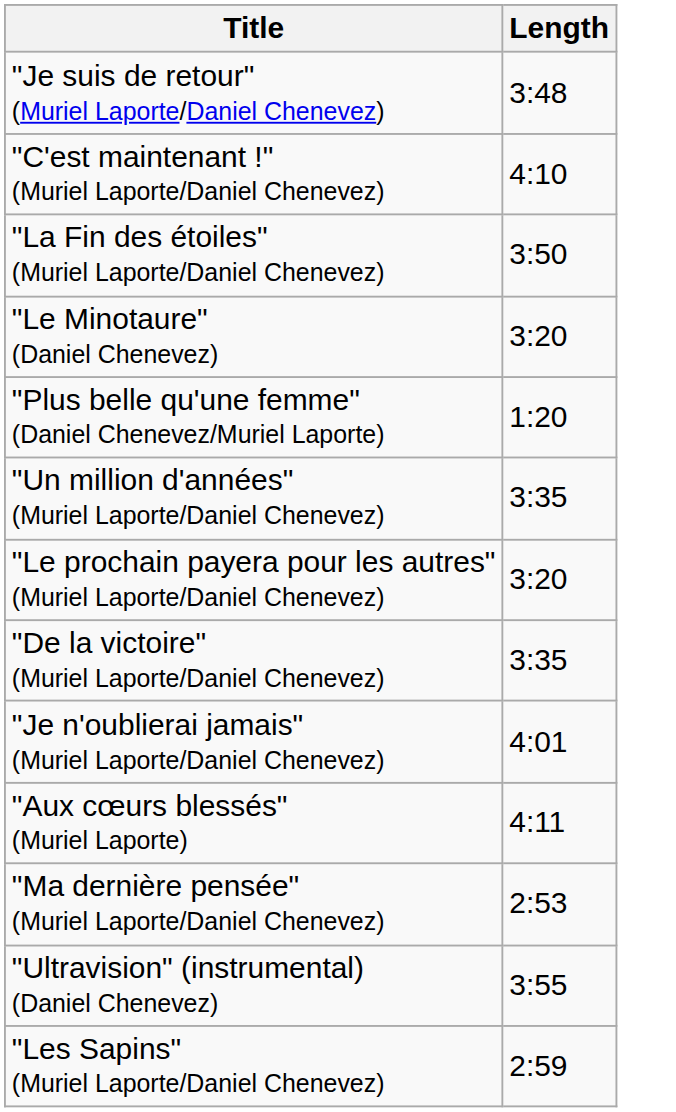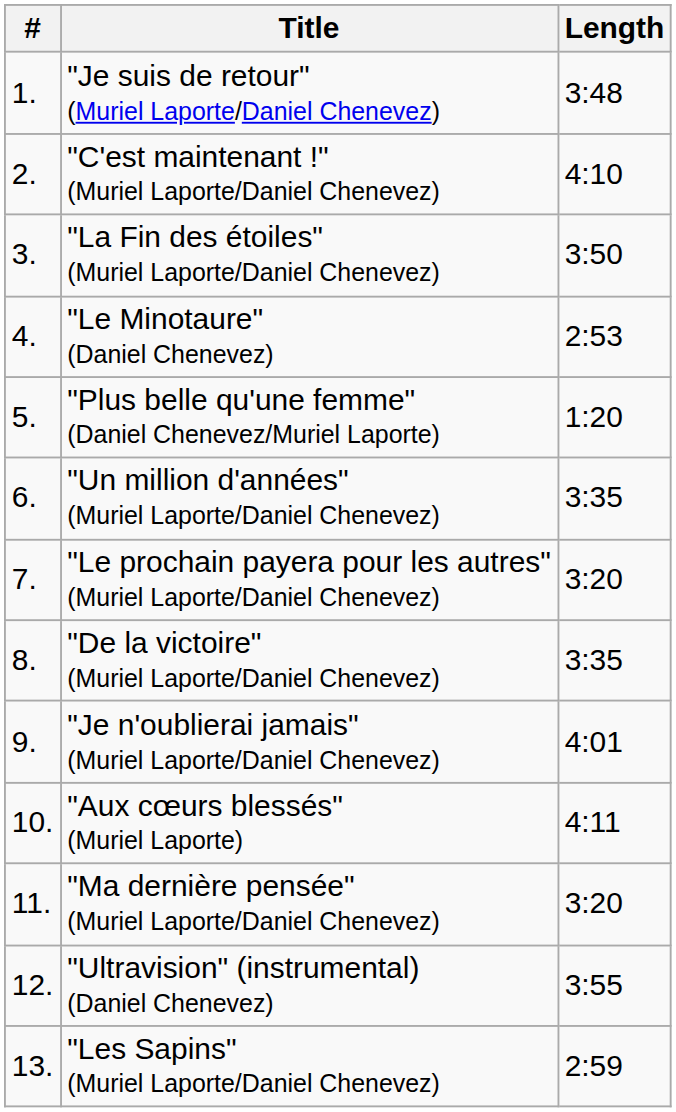+ column: (33, 28)
(538, 335) 3:20 -> (594, 335) 2:53
(538, 903) 2:53 -> (594, 903) 3:20
